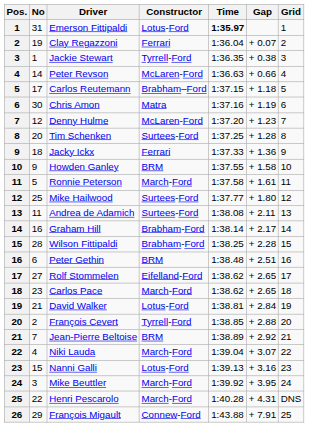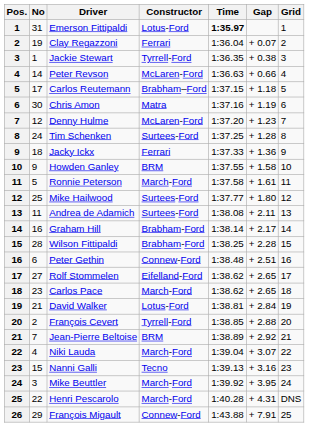(37, 136) 20 -> (37, 136) 24
(152, 259) BRM -> (171, 259) Connew-Ford
(165, 368) Lotus-Ford -> (155, 368) Tecno
